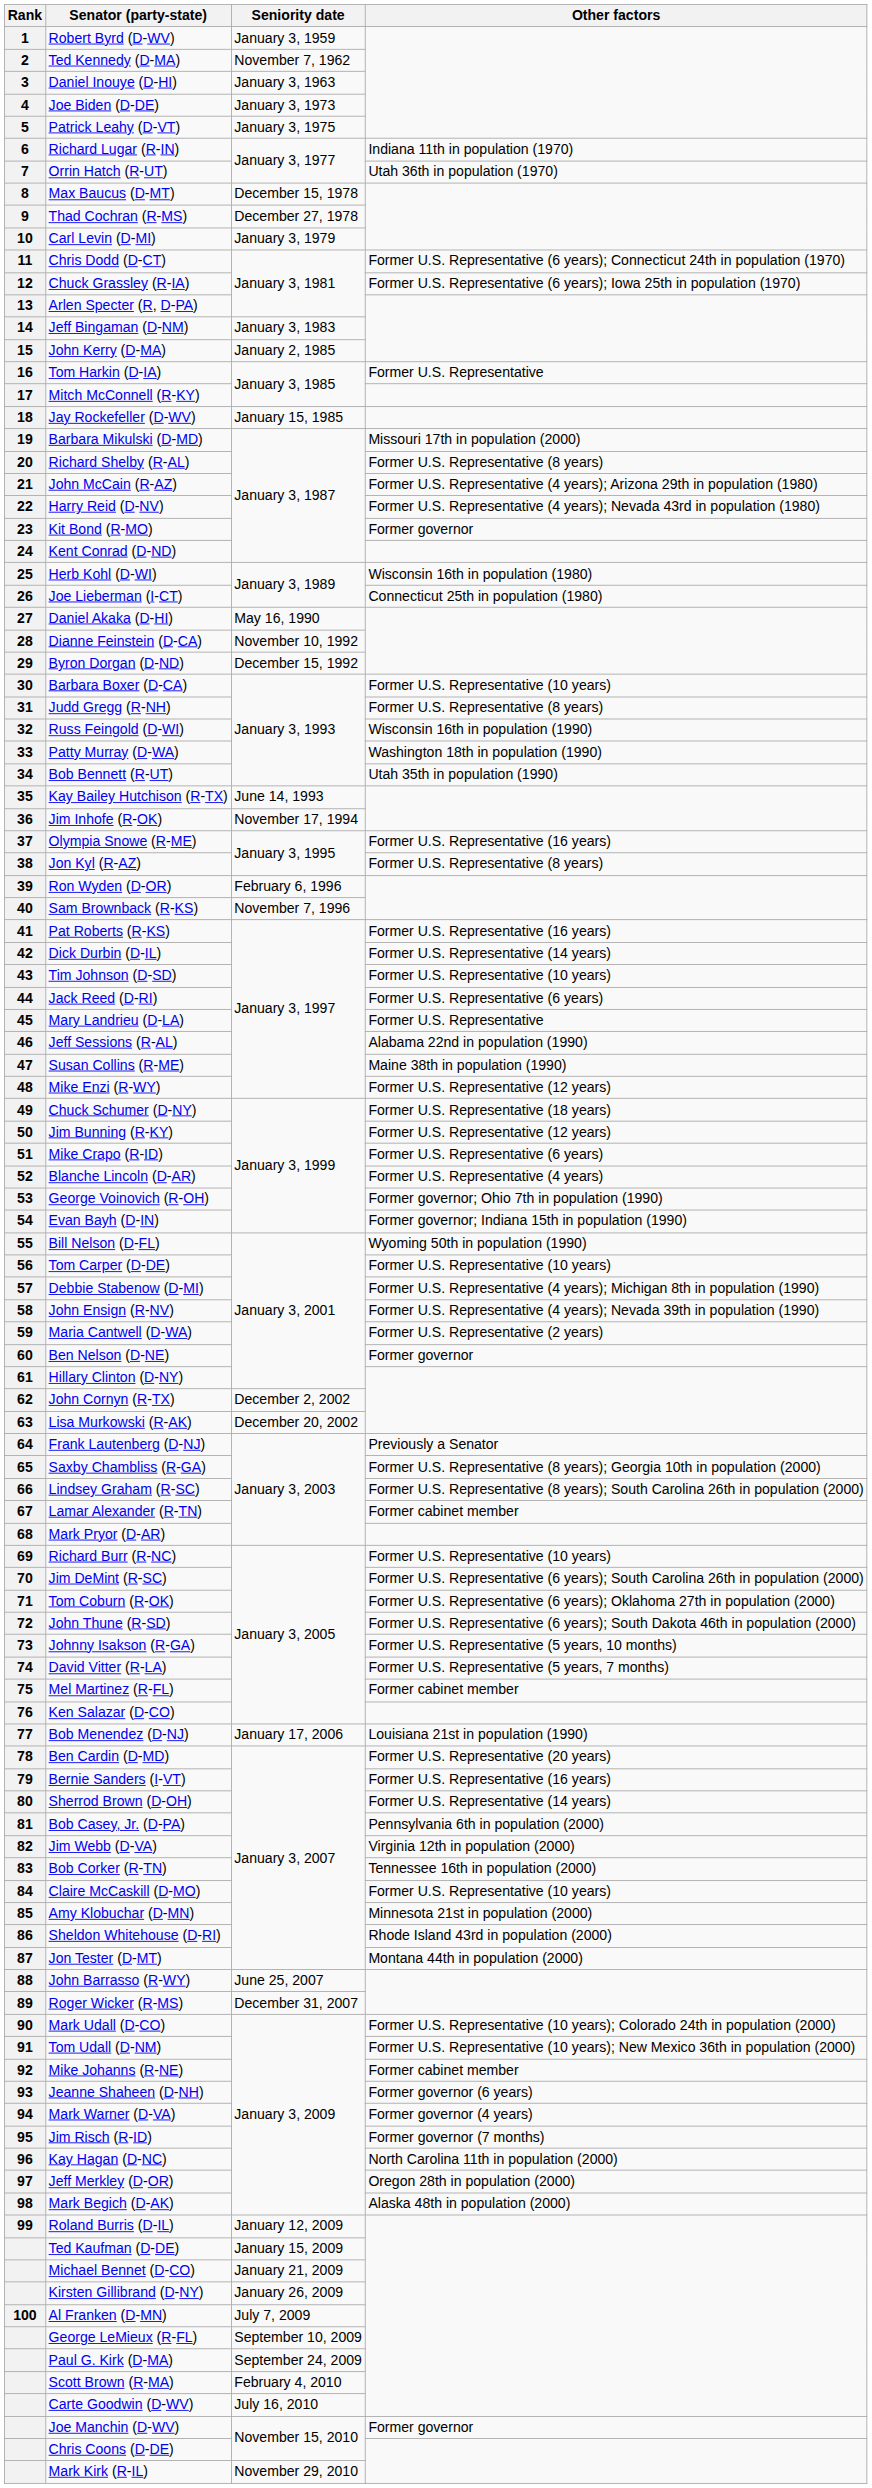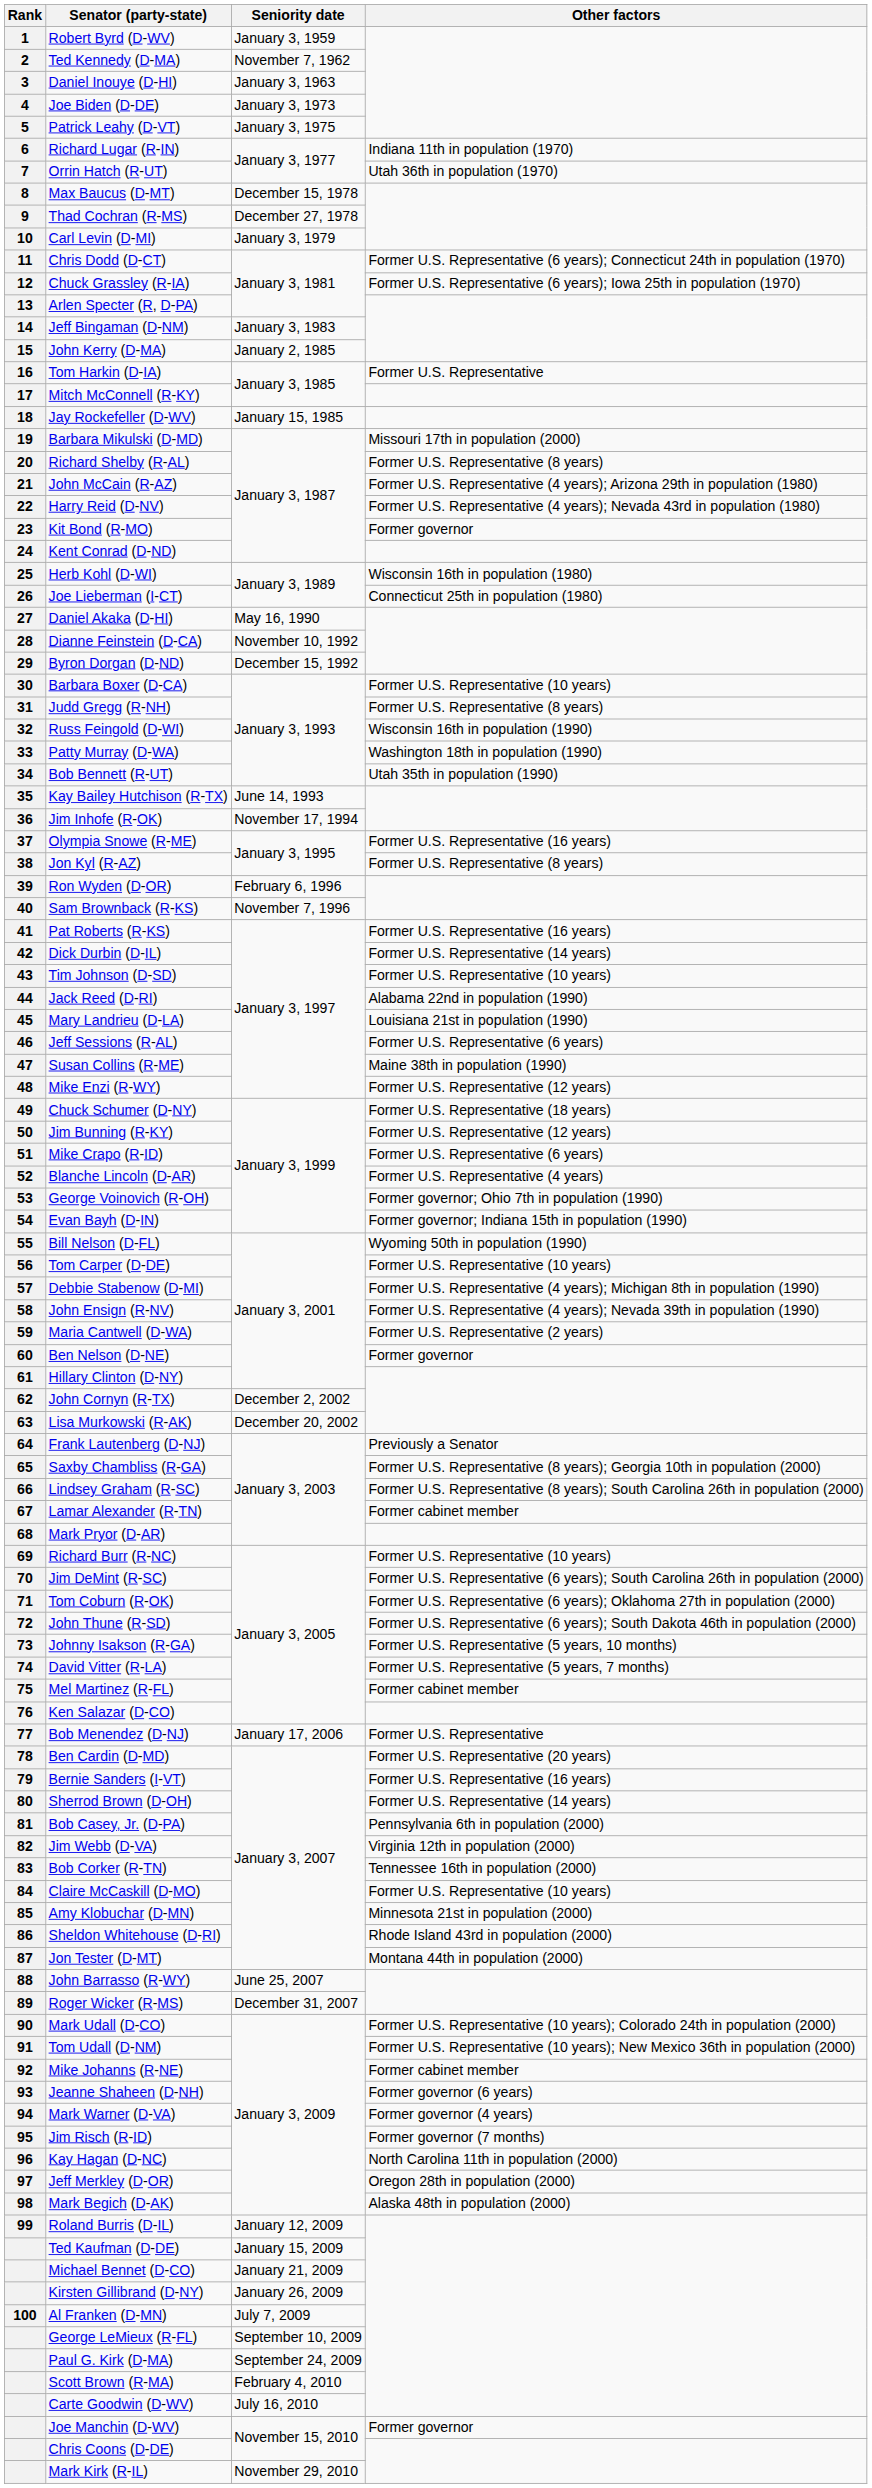(486, 998) Former U.S. Representative (6 years) -> (478, 998) Alabama 22nd in population (1990)
(456, 1020) Former U.S. Representative -> (478, 1020) Louisiana 21st in population (1990)
(478, 1042) Alabama 22nd in population (1990) -> (486, 1042) Former U.S. Representative (6 years)
(478, 1735) Louisiana 21st in population (1990) -> (456, 1735) Former U.S. Representative
